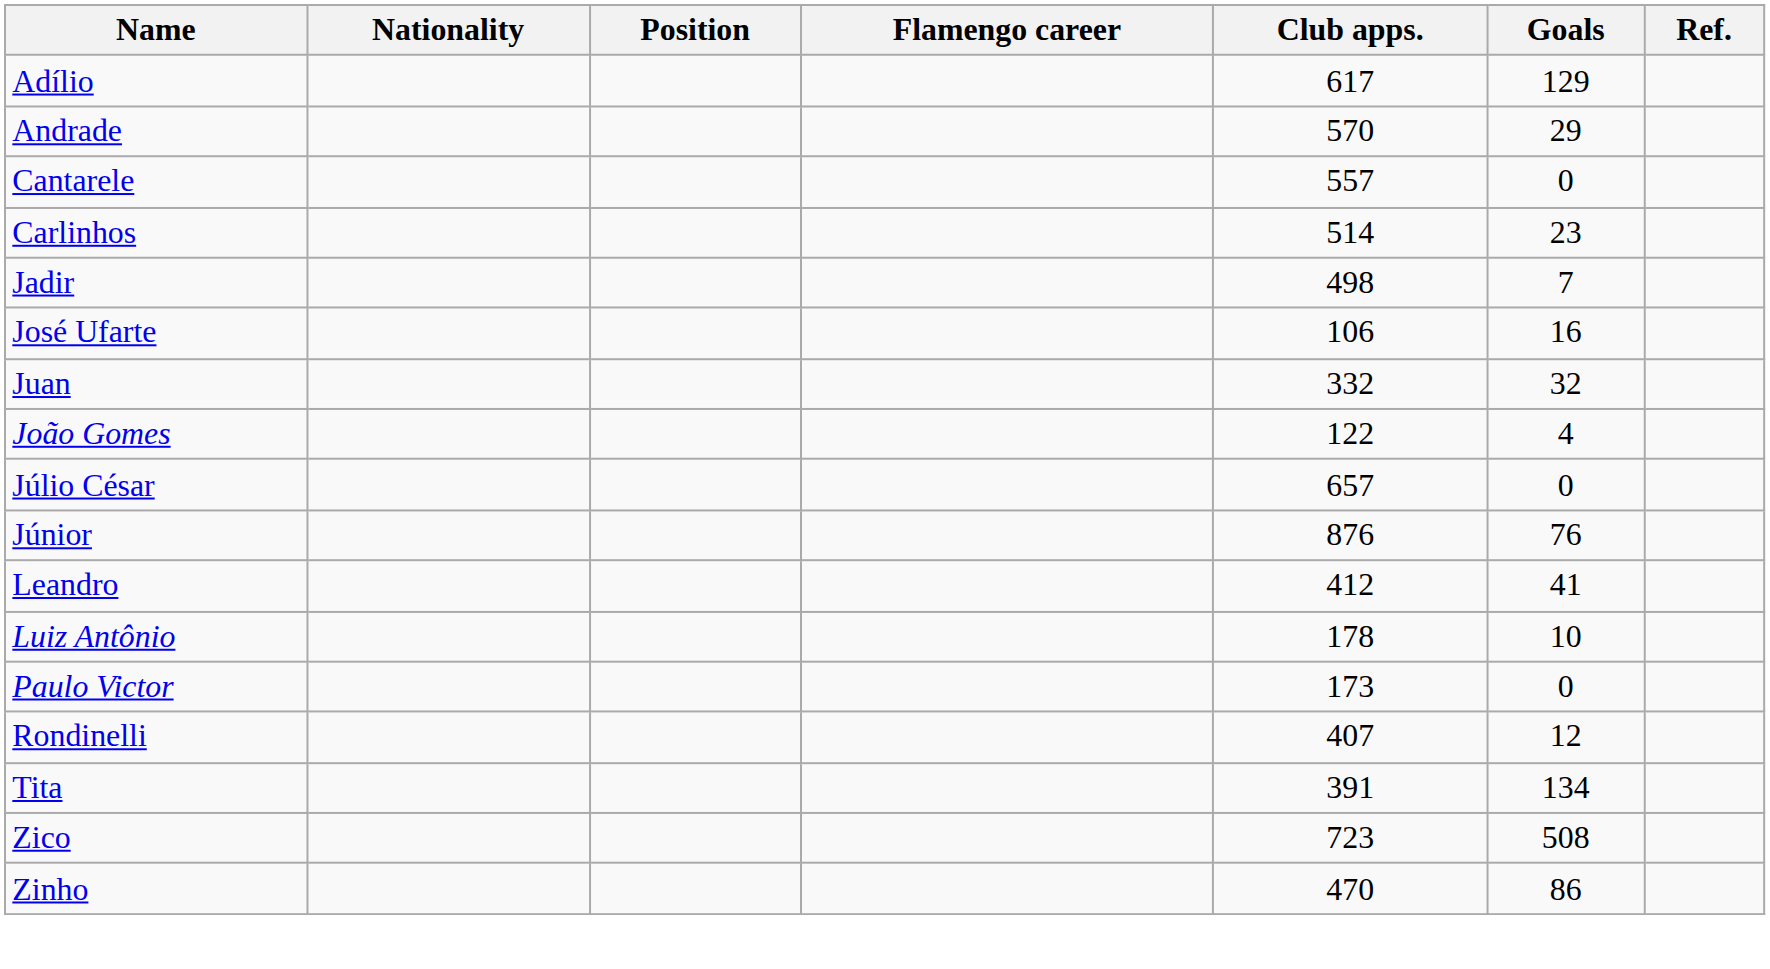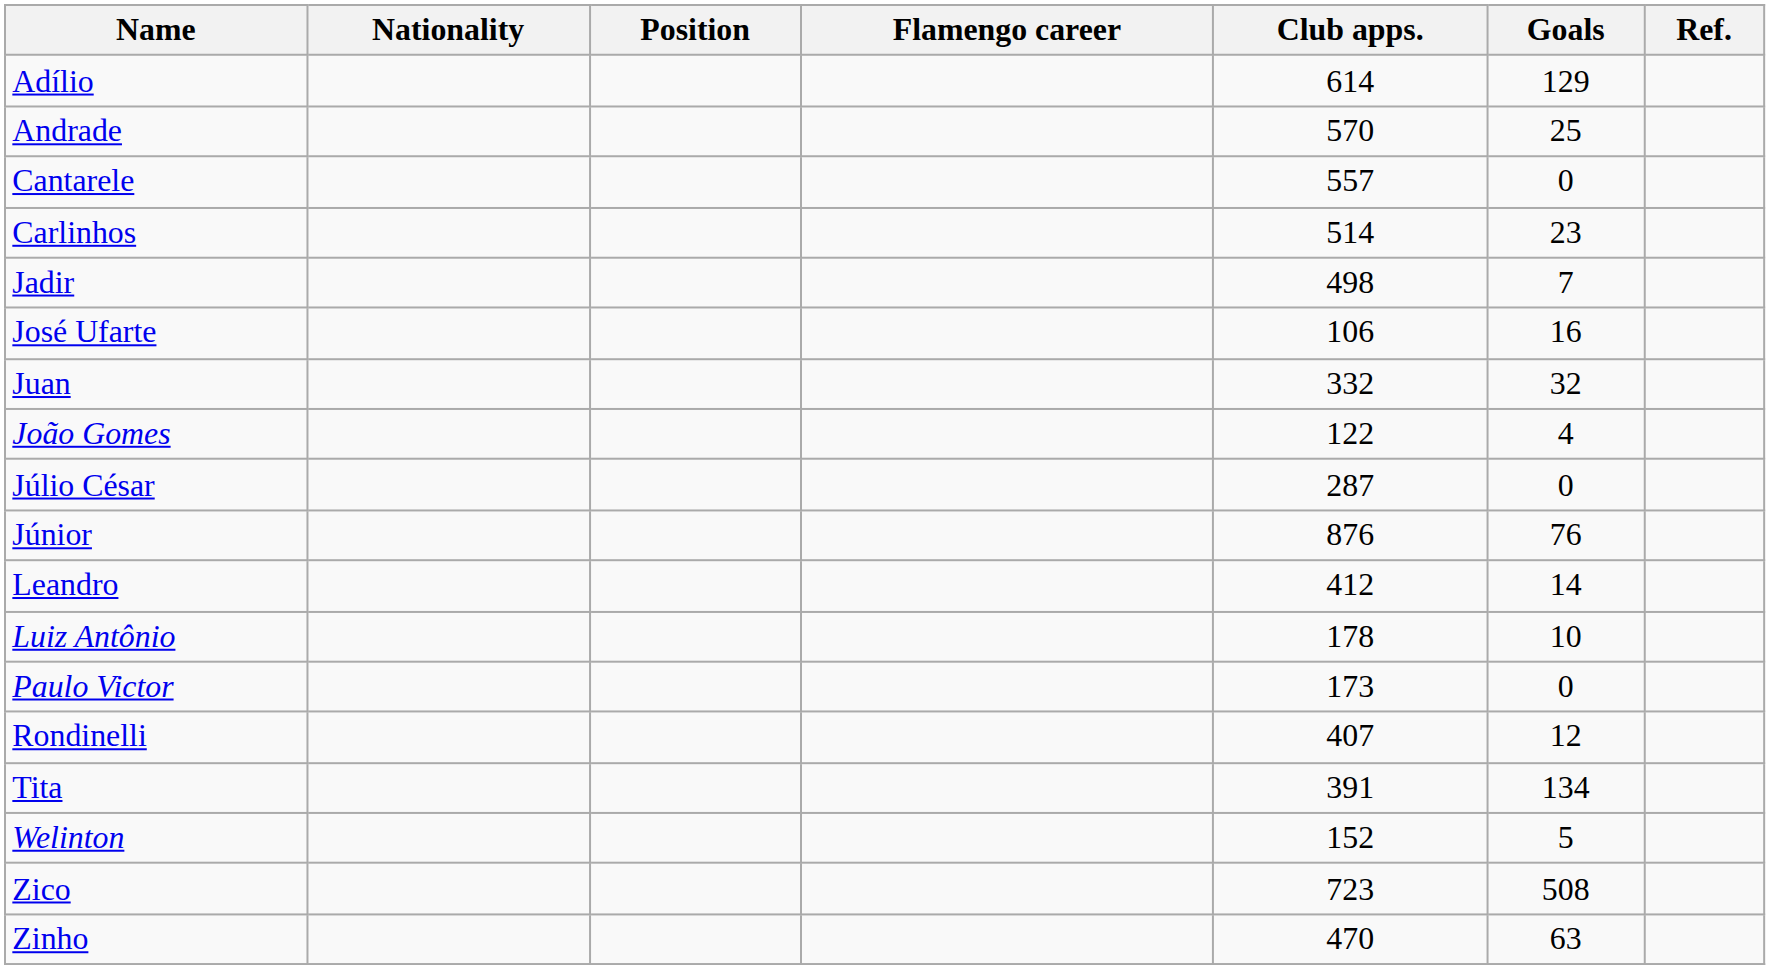(1350, 80) 617 -> (1350, 80) 614
(1566, 130) 29 -> (1566, 130) 25
(1350, 484) 657 -> (1350, 484) 287
(1566, 585) 41 -> (1566, 585) 14
+ row: (68, 837)
(1566, 888) 86 -> (1566, 938) 63
